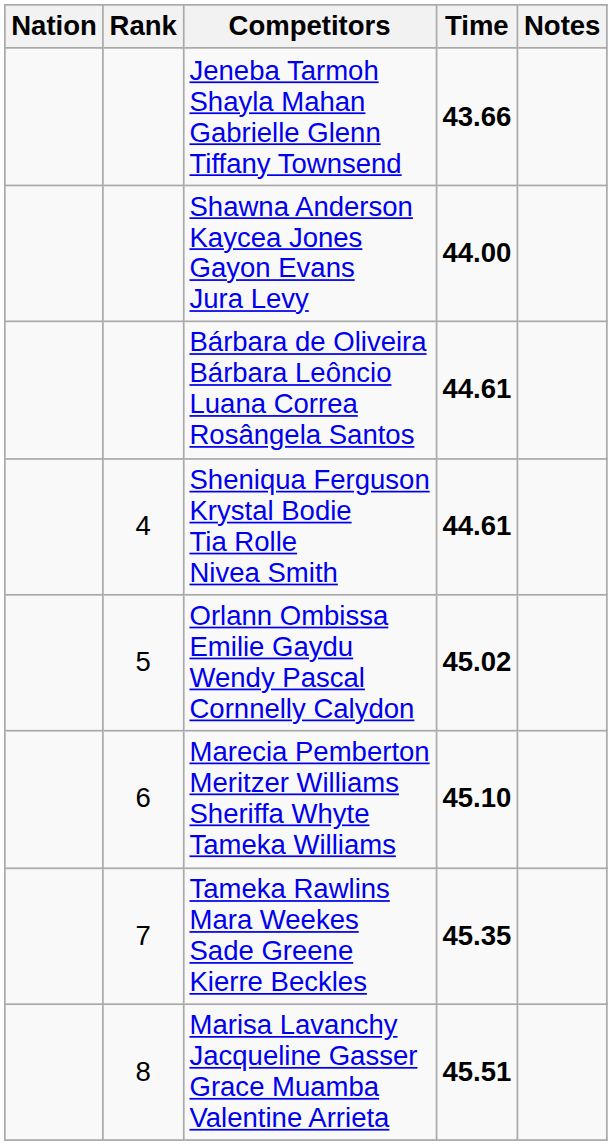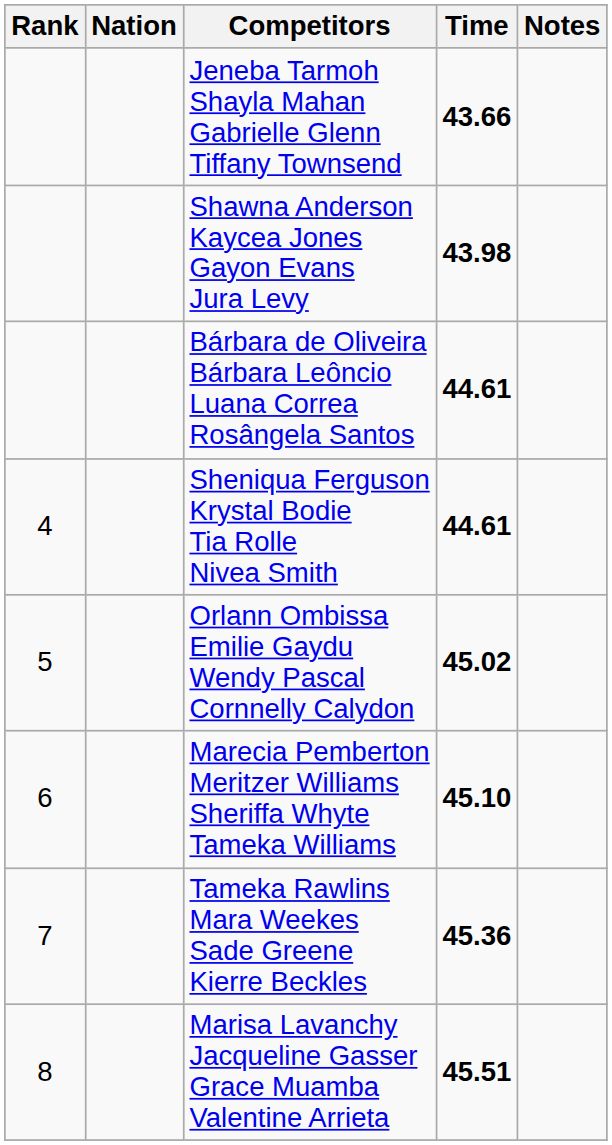columns swapped: (143, 26) <-> (54, 26)
(477, 252) 44.00 -> (477, 252) 43.98
(477, 935) 45.35 -> (477, 935) 45.36
